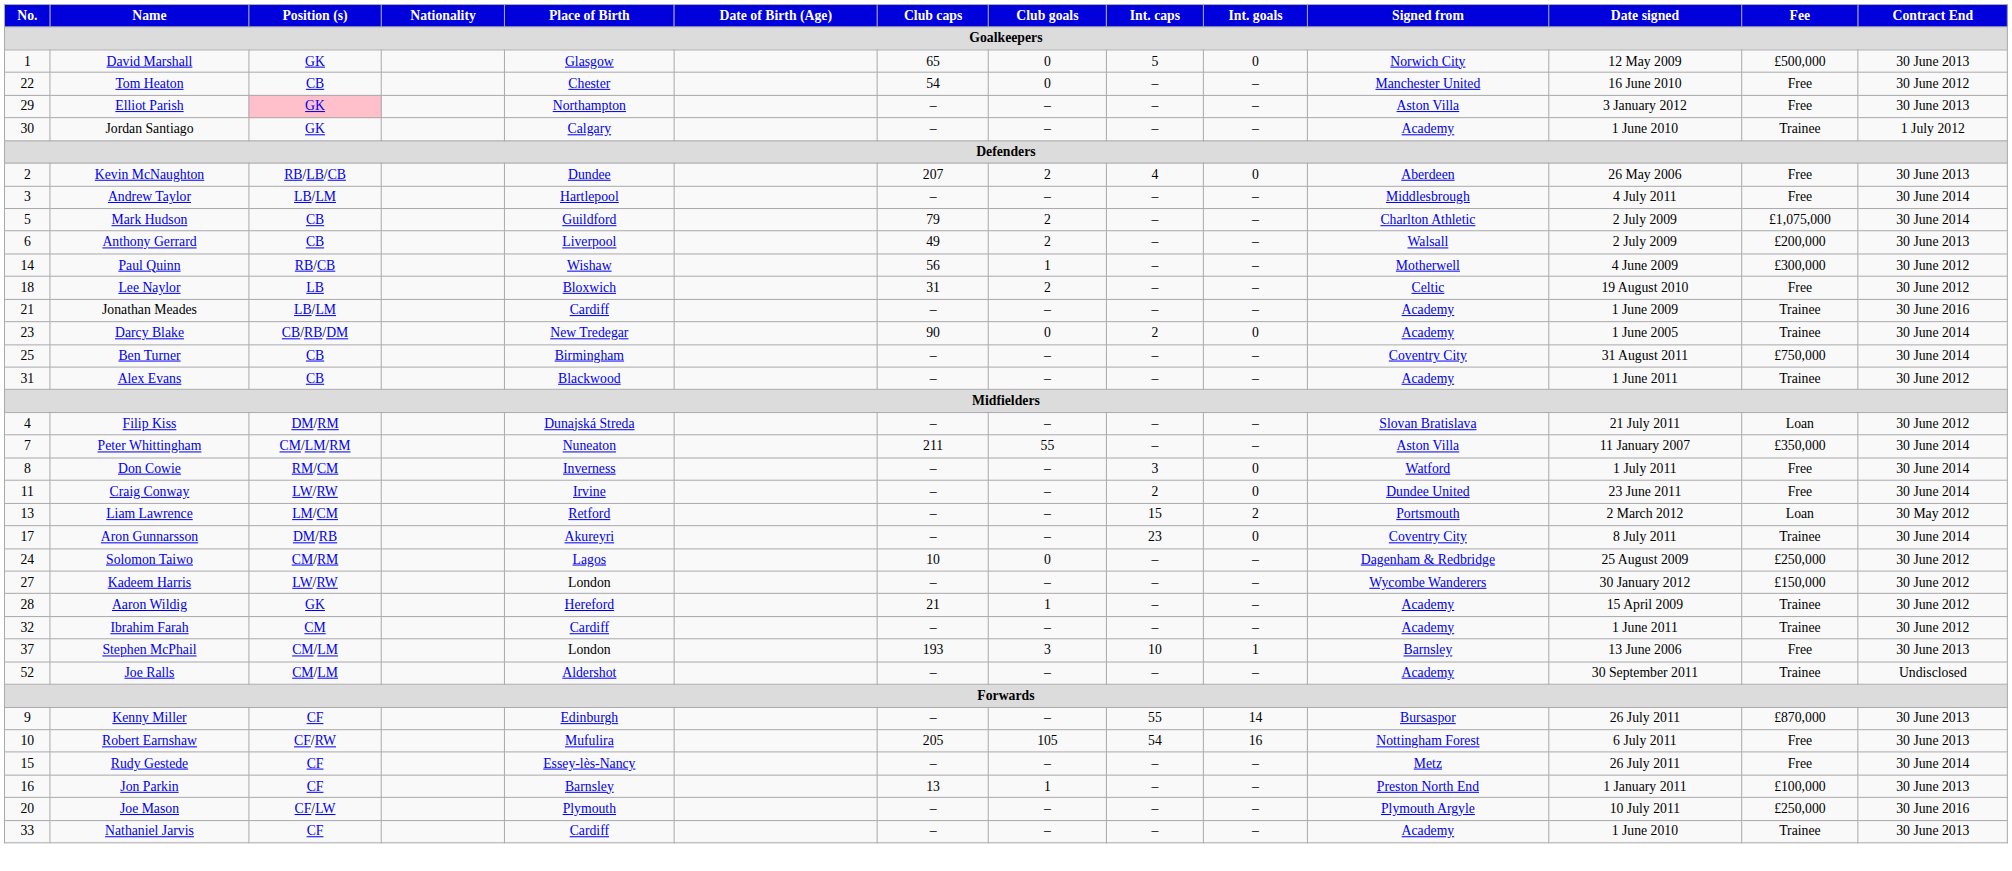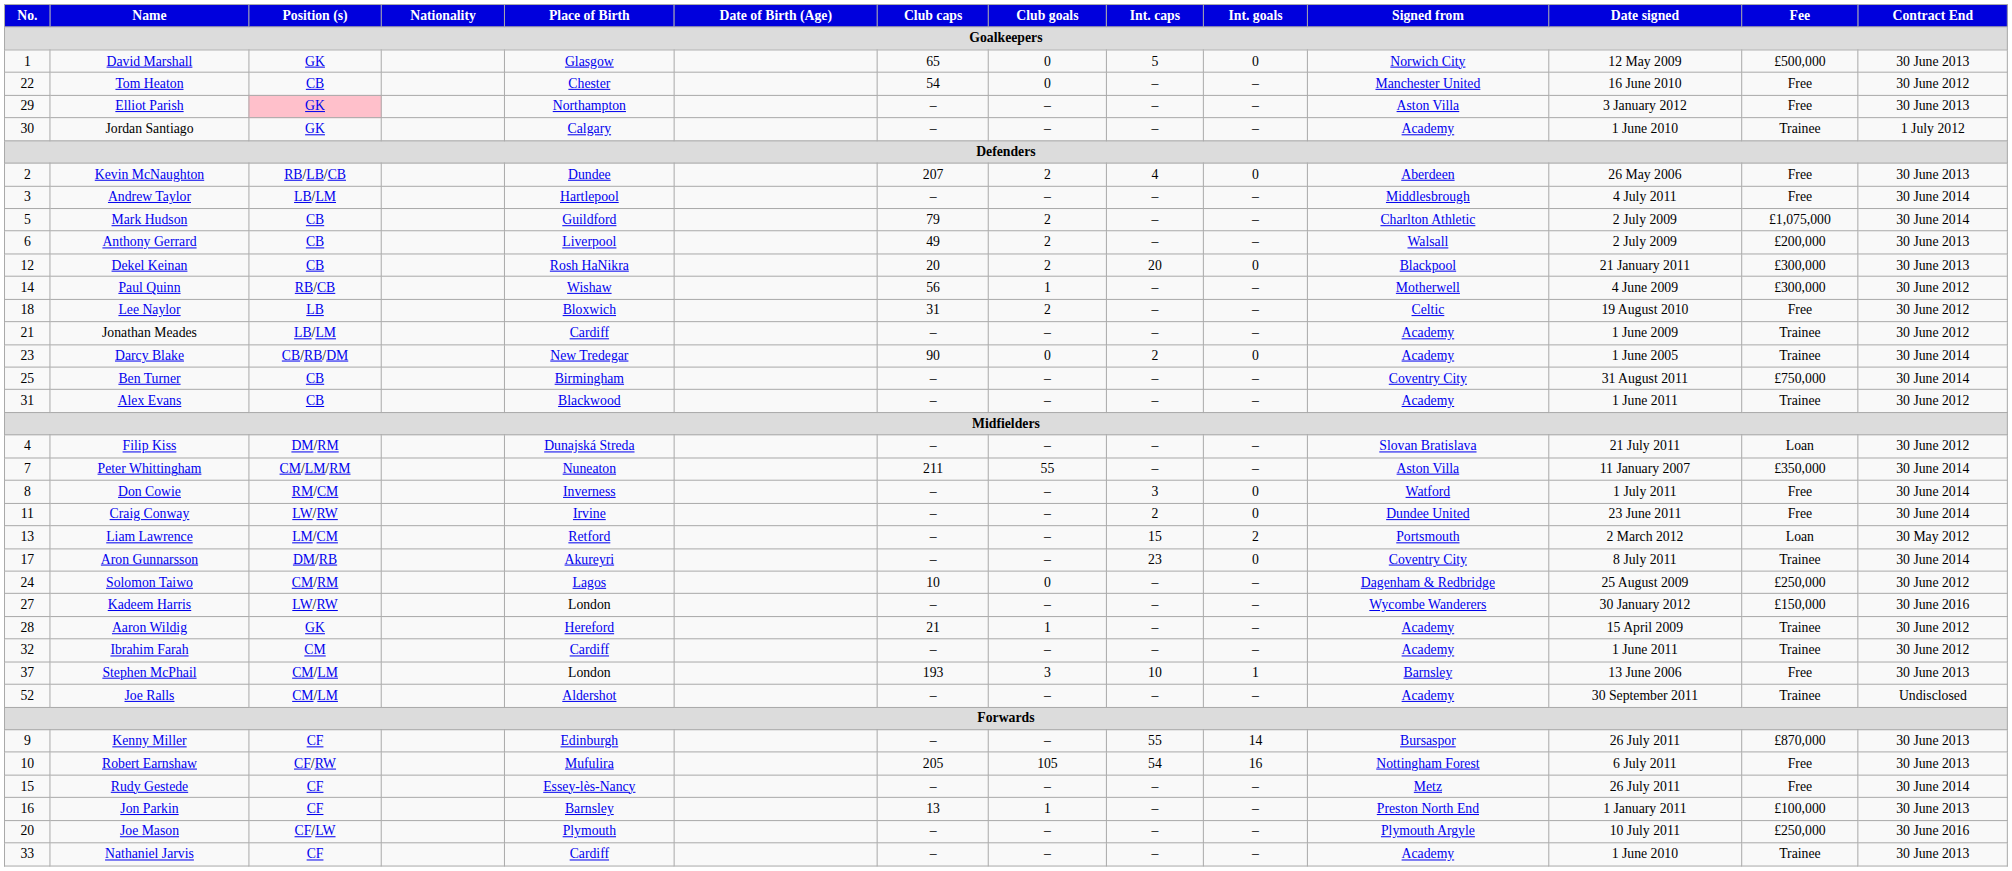+ row: (149, 264)
(1933, 310) 30 June 2016 -> (1933, 332) 30 June 2012
(1933, 581) 30 June 2012 -> (1933, 604) 30 June 2016
